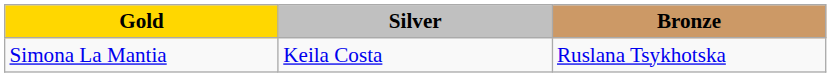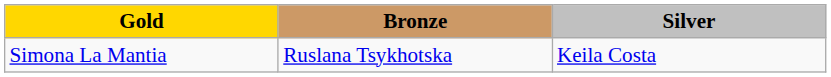columns swapped: (415, 21) <-> (689, 21)
